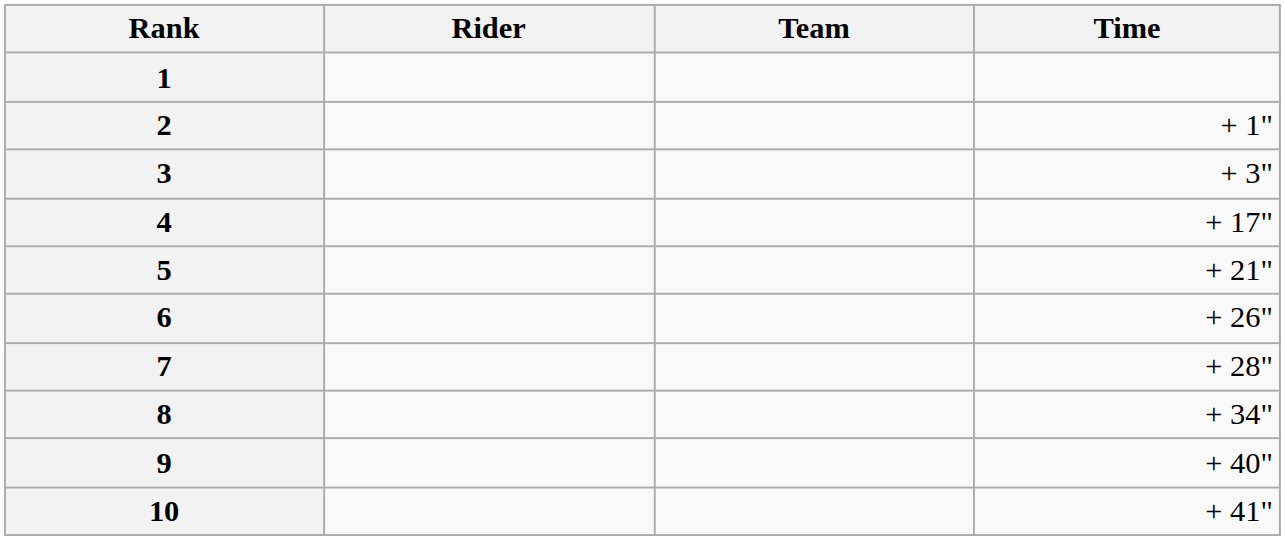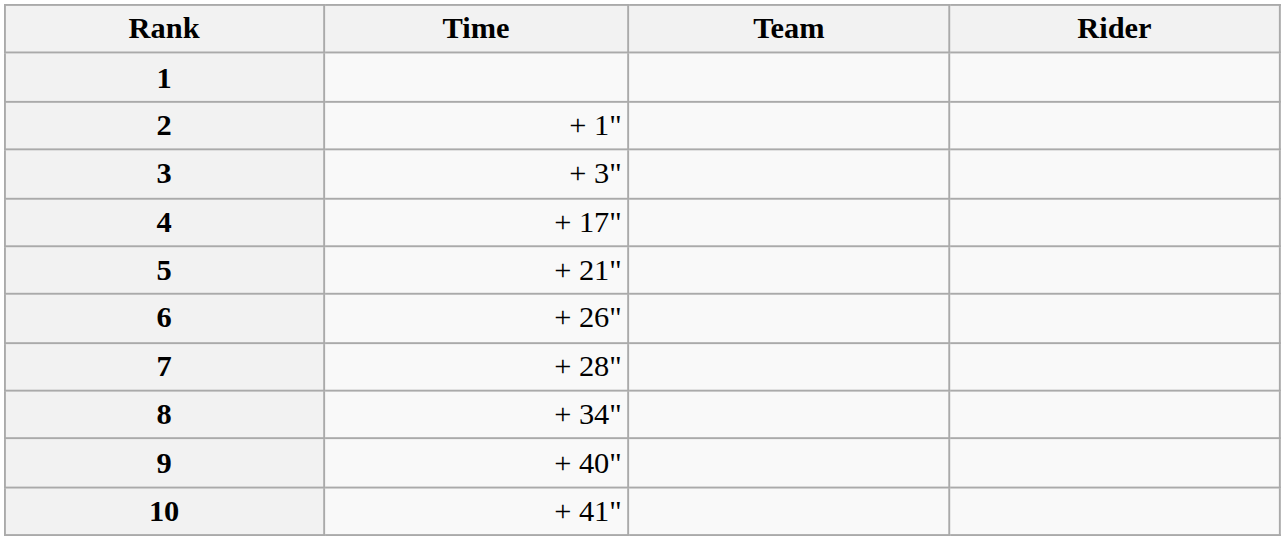columns swapped: (489, 28) <-> (1127, 28)
